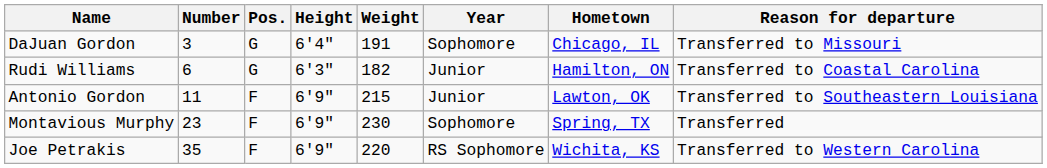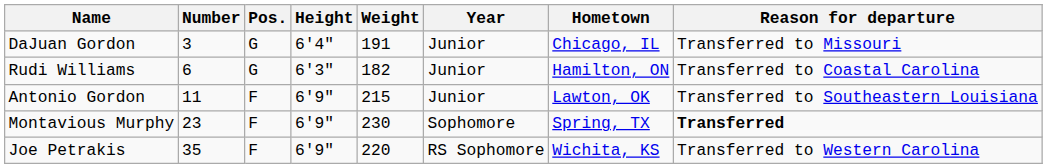(471, 44) Sophomore -> (457, 44) Junior
(731, 124) normal -> (731, 124) bold
